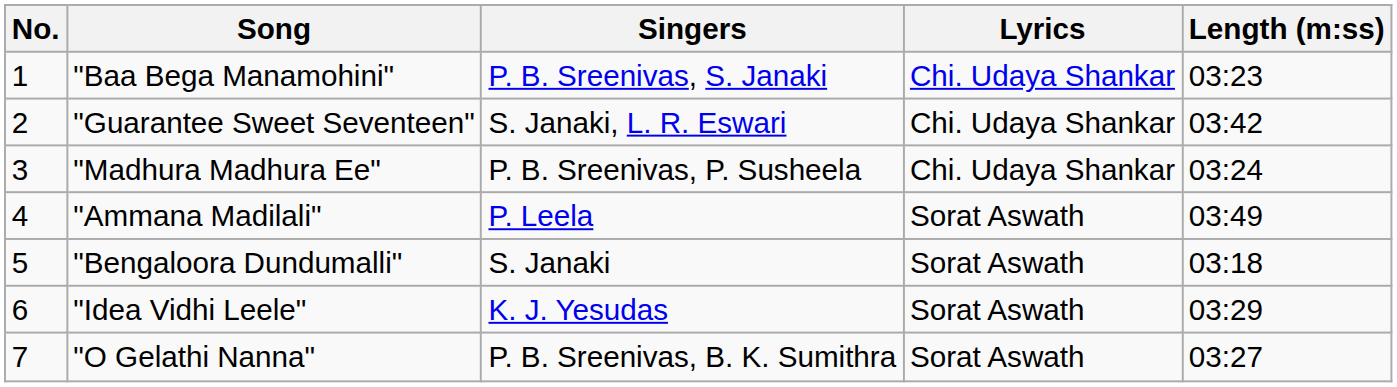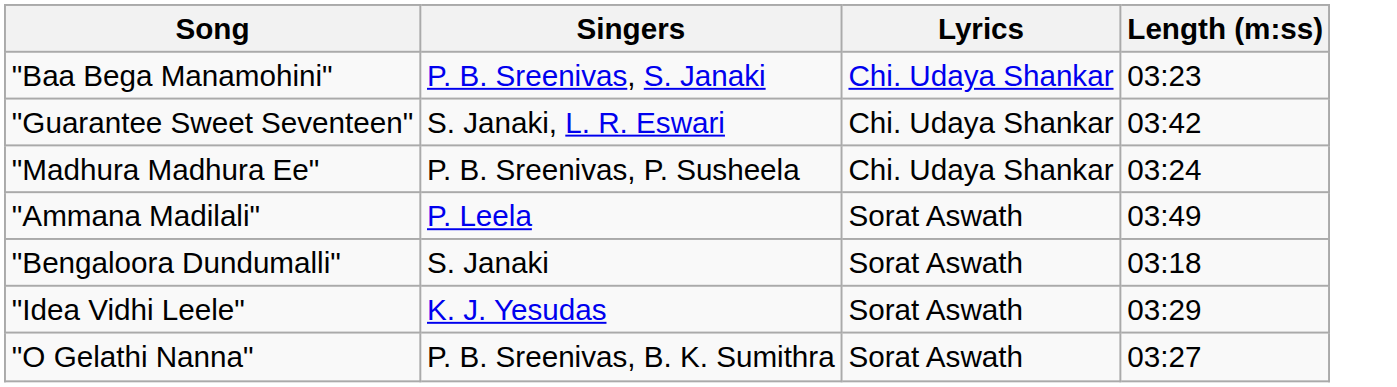- column: (36, 29)
